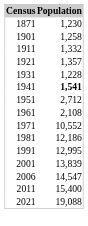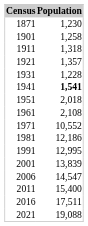(71, 49) 1,332 -> (71, 49) 1,318
(71, 100) 2,712 -> (71, 100) 2,018
+ row: (26, 202)
